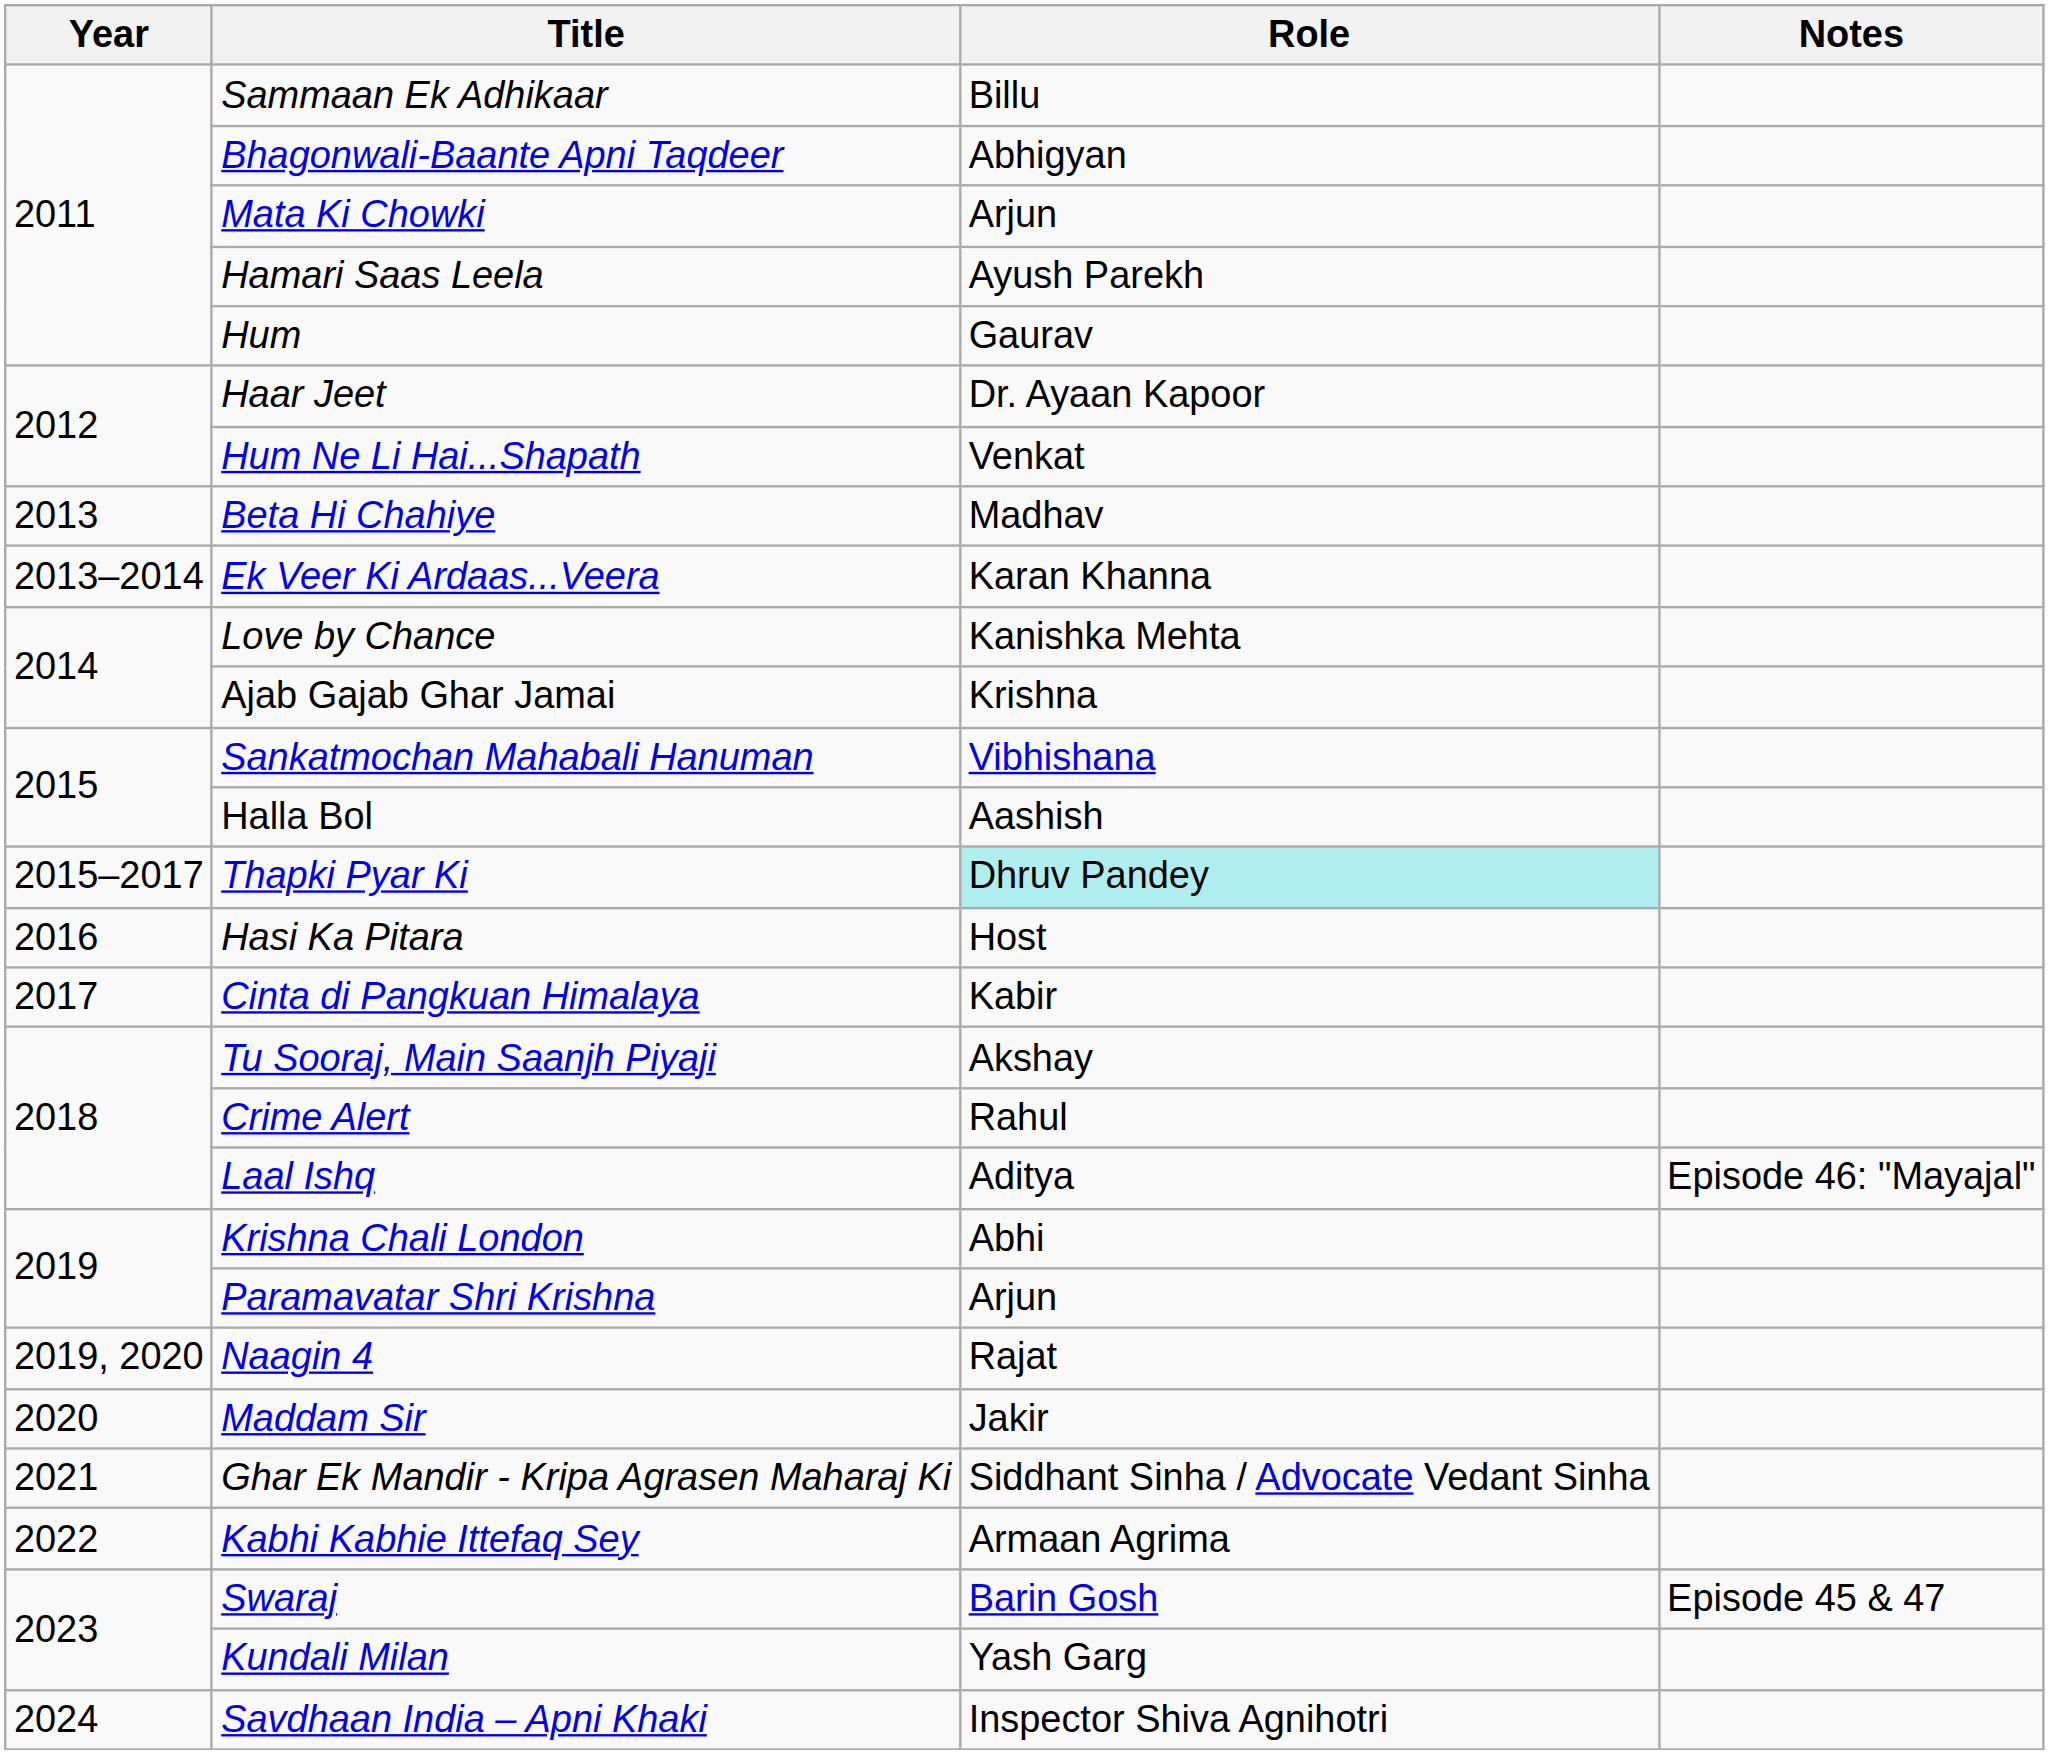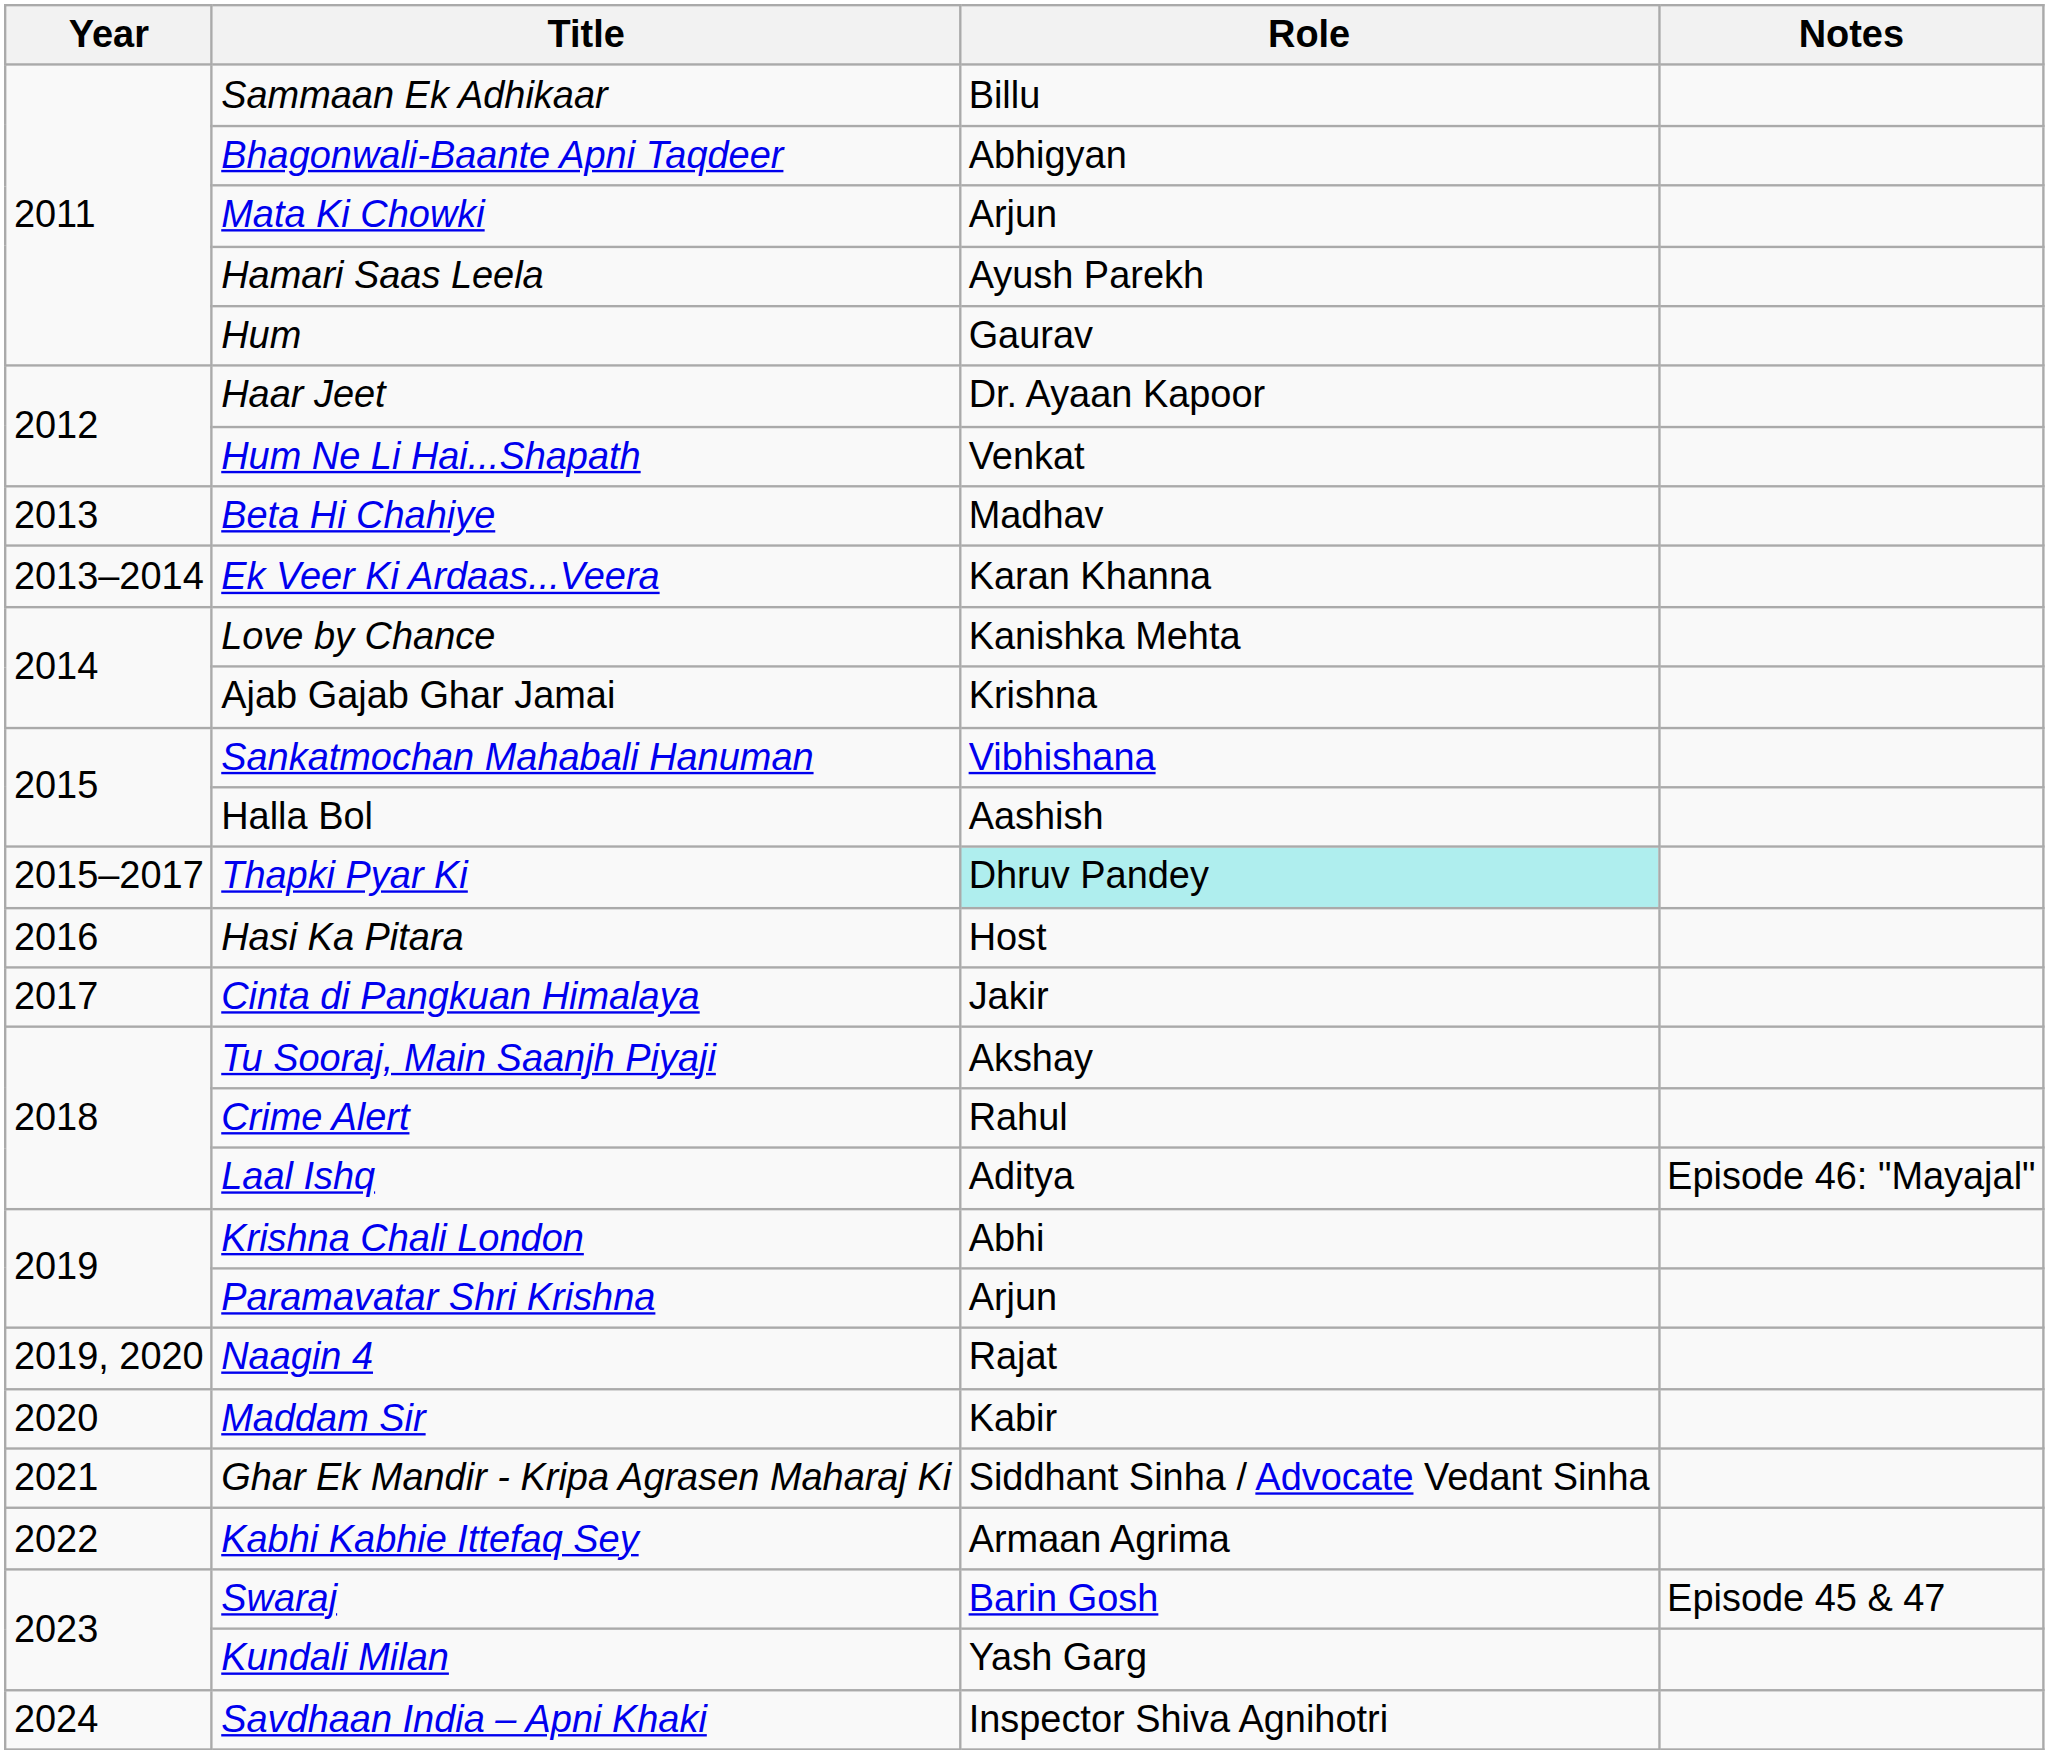(1013, 996) Kabir -> (1009, 996) Jakir
(1009, 1417) Jakir -> (1013, 1417) Kabir
